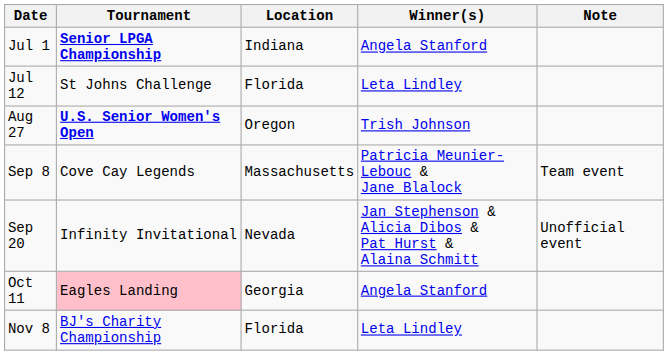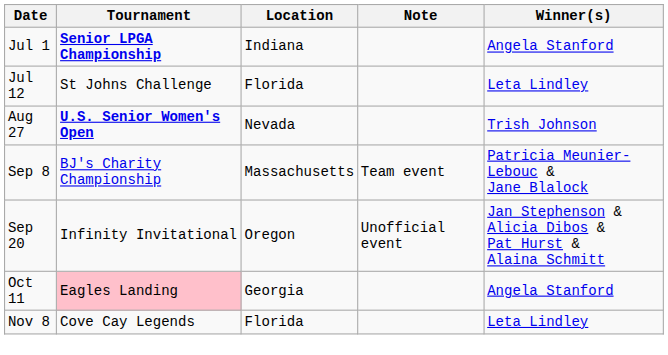columns swapped: (447, 16) <-> (600, 16)
(270, 125) Oregon -> (270, 125) Nevada
(127, 172) Cove Cay Legends -> (111, 172) BJ's Charity Championship
(270, 236) Nevada -> (270, 236) Oregon
(111, 330) BJ's Charity Championship -> (127, 322) Cove Cay Legends
